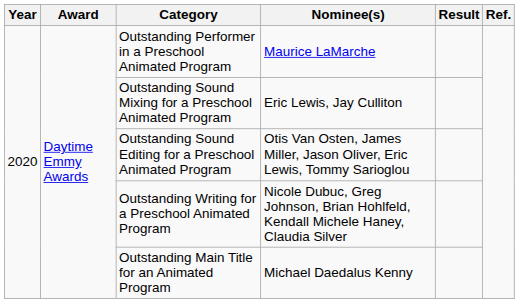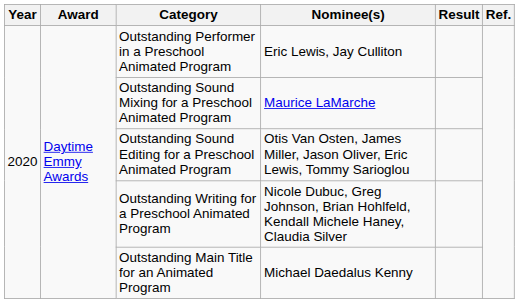(320, 51) Maurice LaMarche -> (333, 51) Eric Lewis, Jay Culliton
(333, 103) Eric Lewis, Jay Culliton -> (320, 103) Maurice LaMarche
